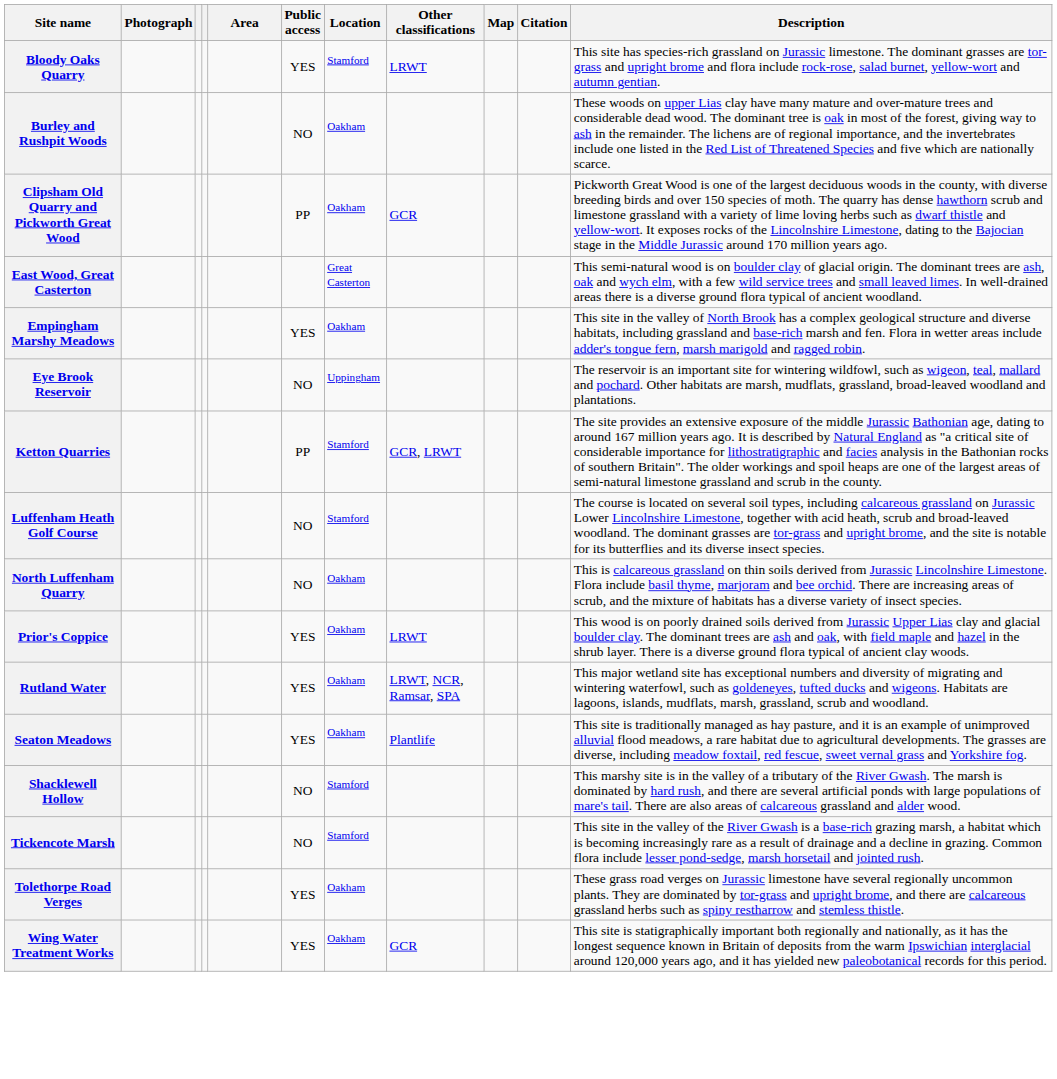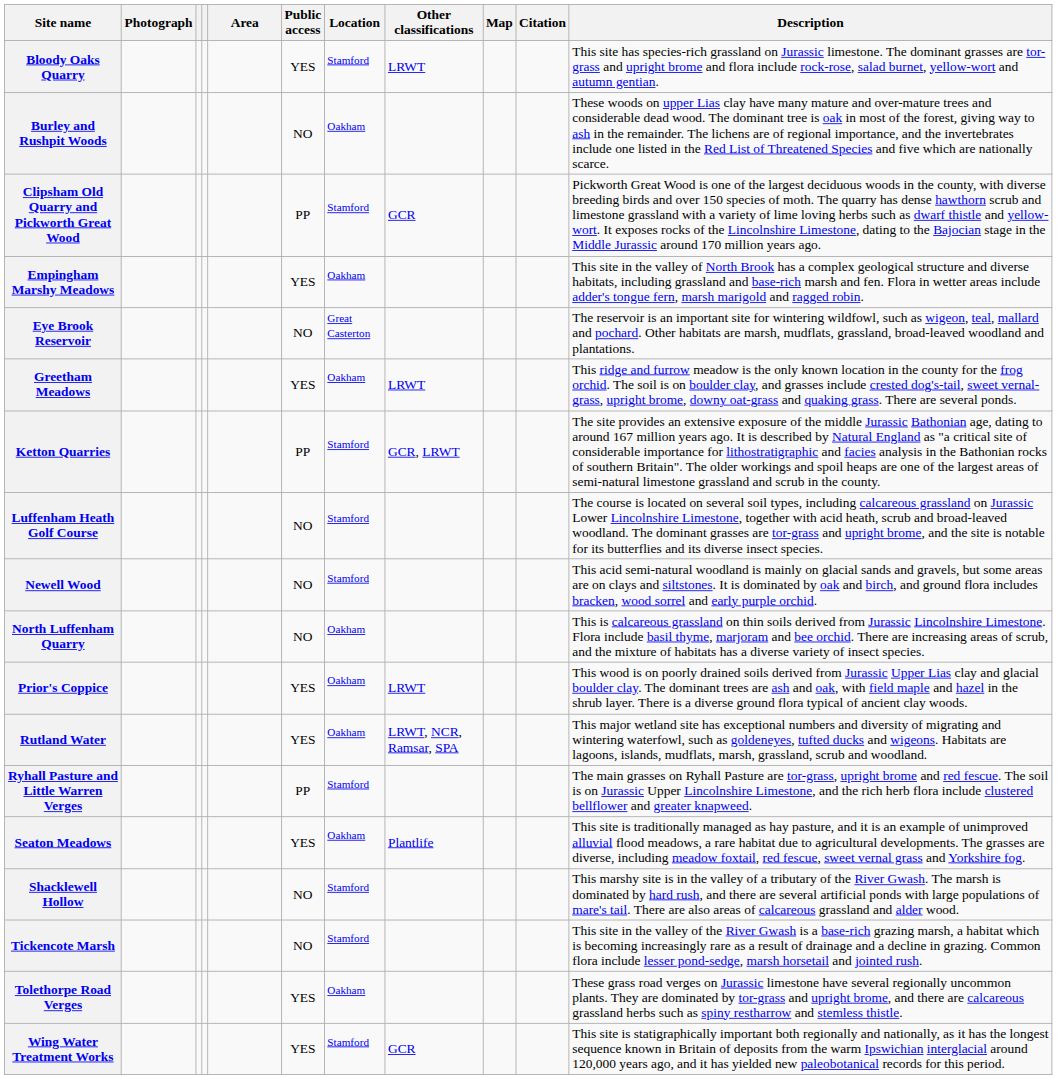(346, 208) Oakham -> (348, 208) Stamford
- row: (63, 281)
(354, 378) Uppingham -> (349, 326) Great Casterton
+ row: (63, 384)
+ row: (63, 584)
+ row: (63, 791)
(346, 939) Oakham -> (348, 1042) Stamford
